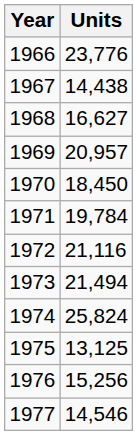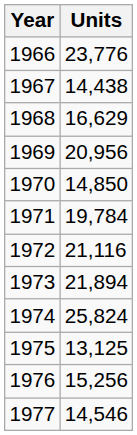(96, 119) 16,627 -> (96, 119) 16,629
(96, 151) 20,957 -> (96, 151) 20,956
(96, 184) 18,450 -> (96, 184) 14,850
(96, 282) 21,494 -> (96, 282) 21,894
